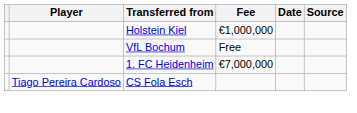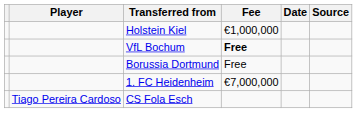(230, 47) normal -> (236, 47) bold
+ row: (172, 64)
